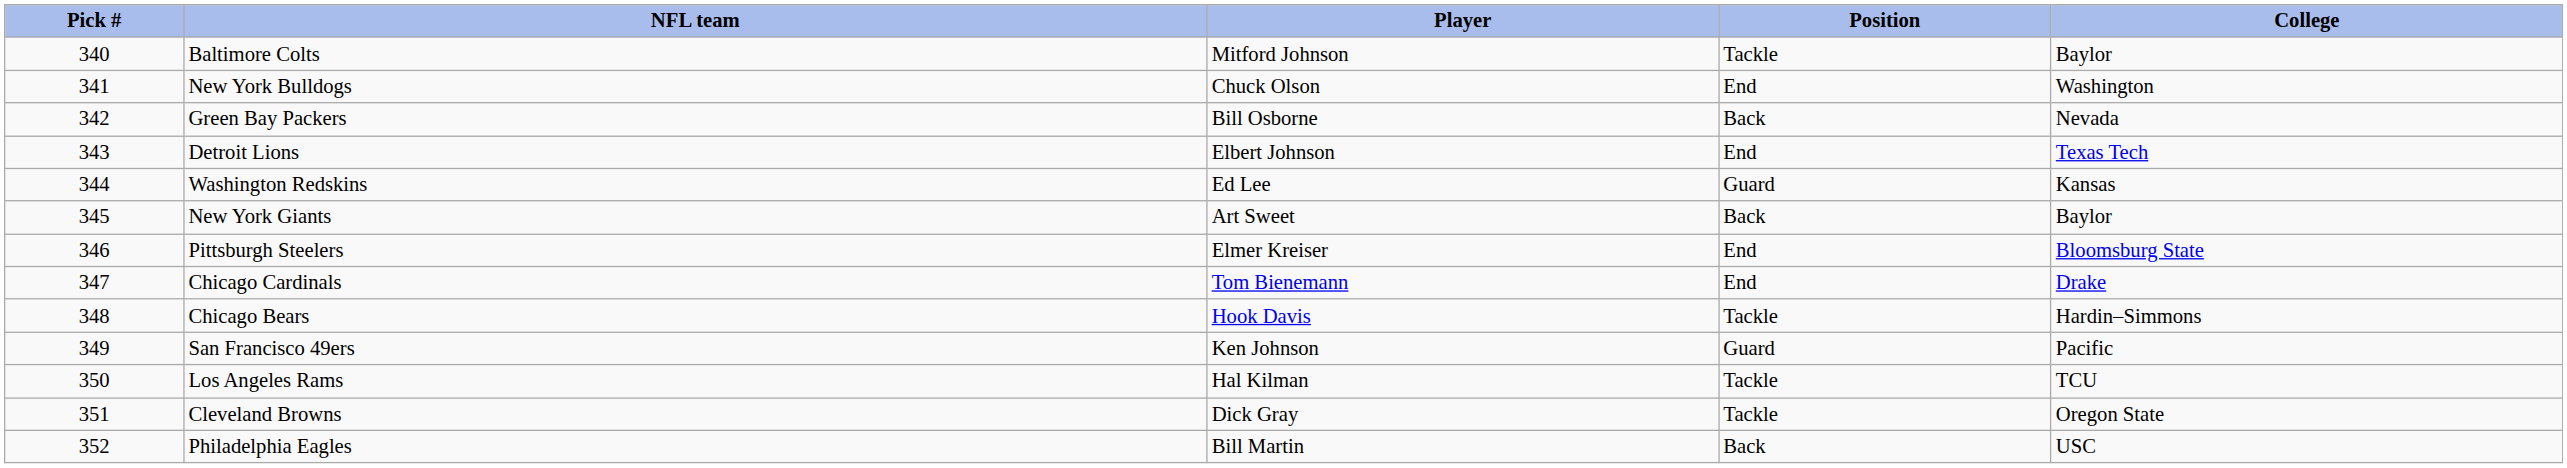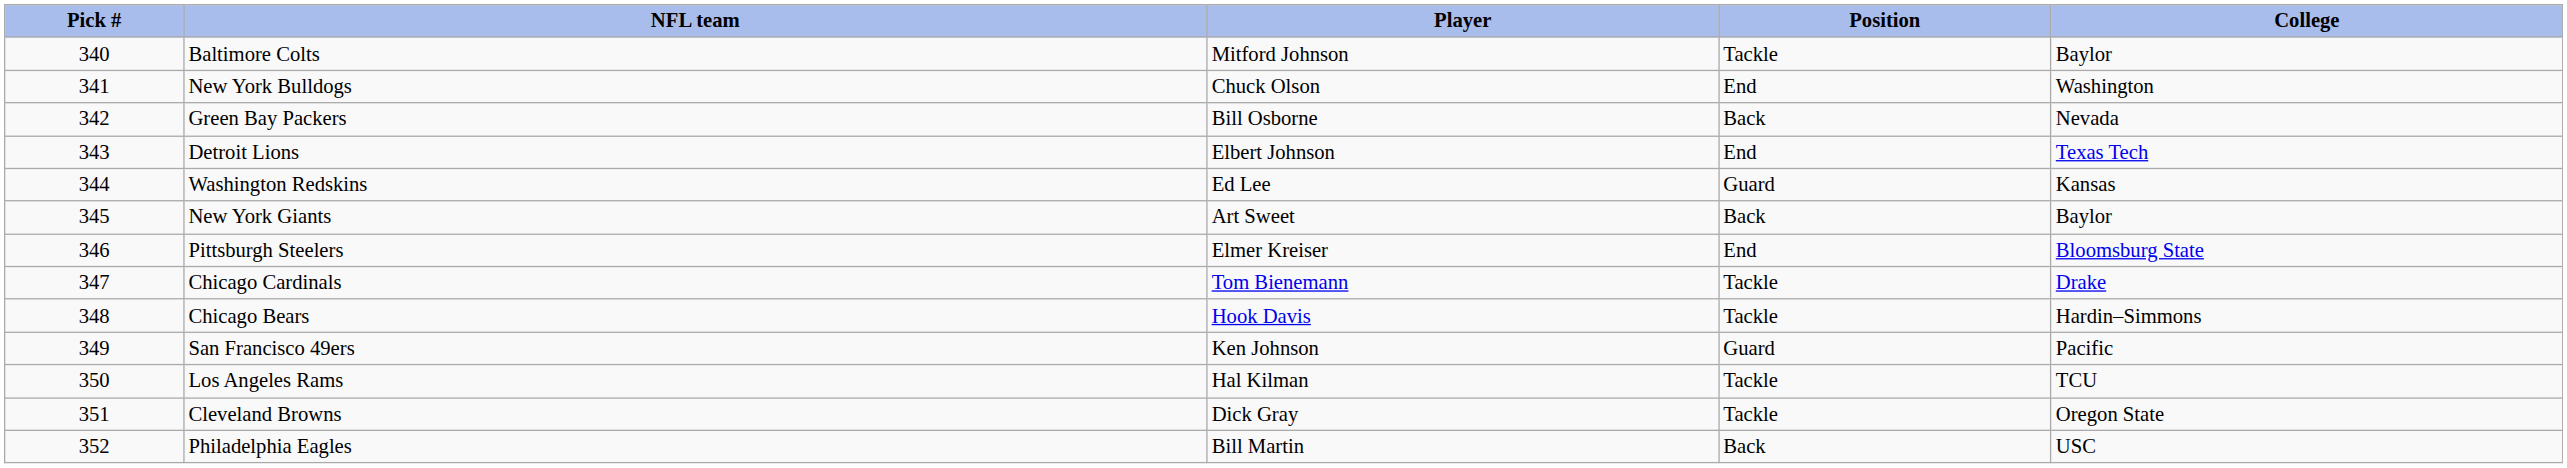(1740, 282) End -> (1751, 282) Tackle
